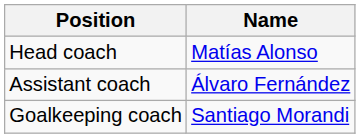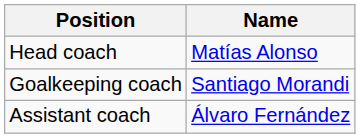rows swapped: (80, 84) <-> (96, 116)
